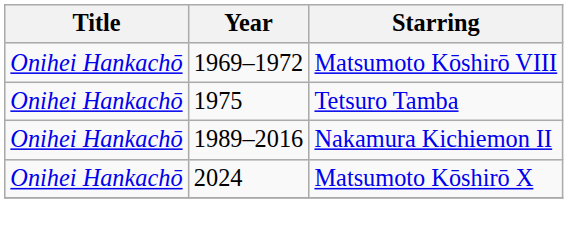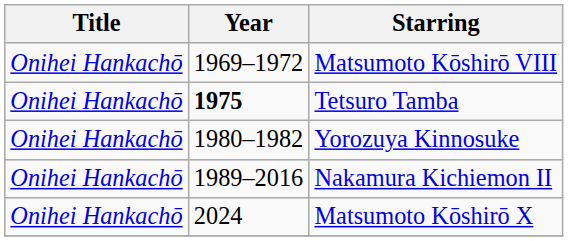(218, 100) normal -> (218, 100) bold
+ row: (417, 139)
